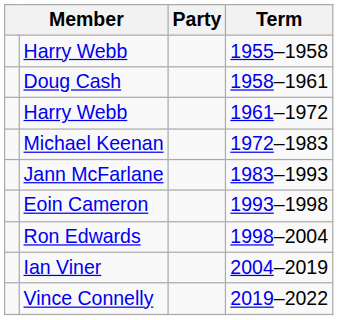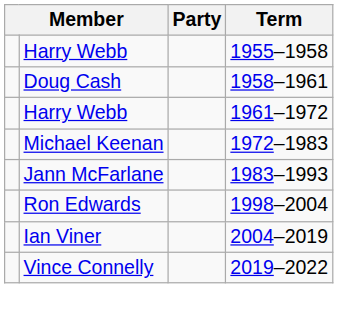- row: (279, 205)
